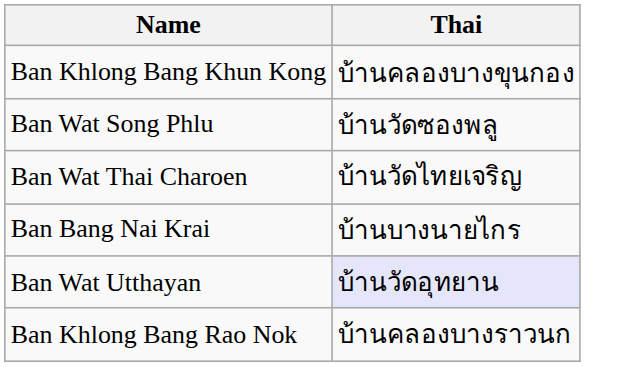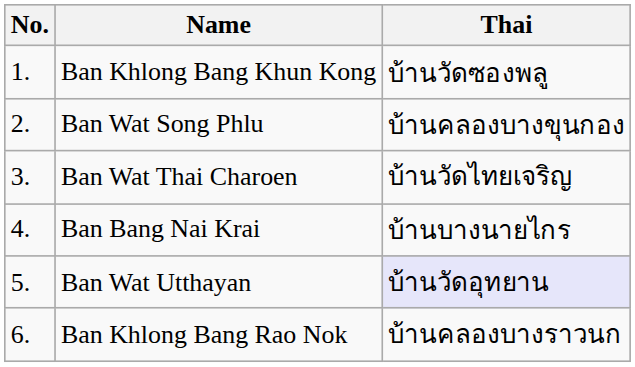+ column: (30, 25)
(456, 72) บ้านคลองบางขุนกอง -> (468, 72) บ้านวัดซองพลู
(418, 125) บ้านวัดซองพลู -> (506, 125) บ้านคลองบางขุนกอง
